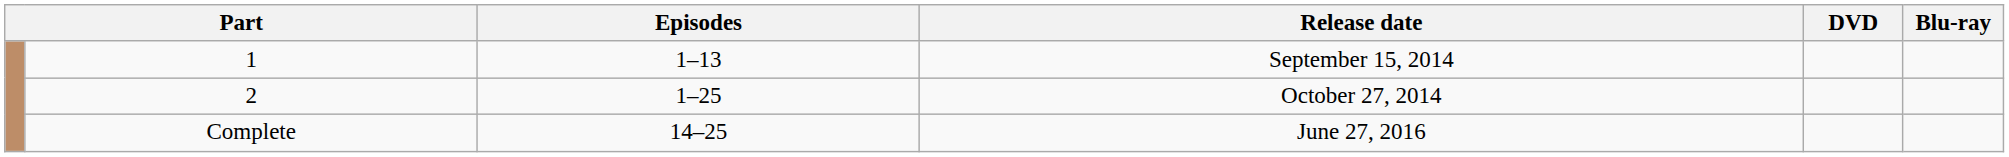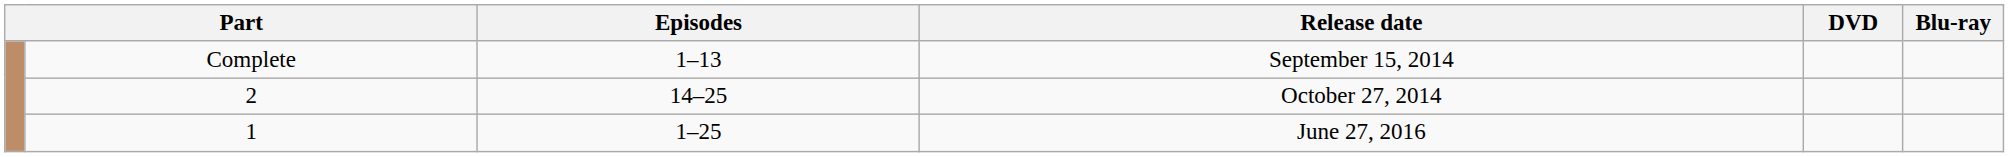(251, 59) 1 -> (251, 59) Complete
(699, 95) 1–25 -> (699, 95) 14–25
(251, 132) Complete -> (251, 132) 1
(699, 132) 14–25 -> (699, 132) 1–25
